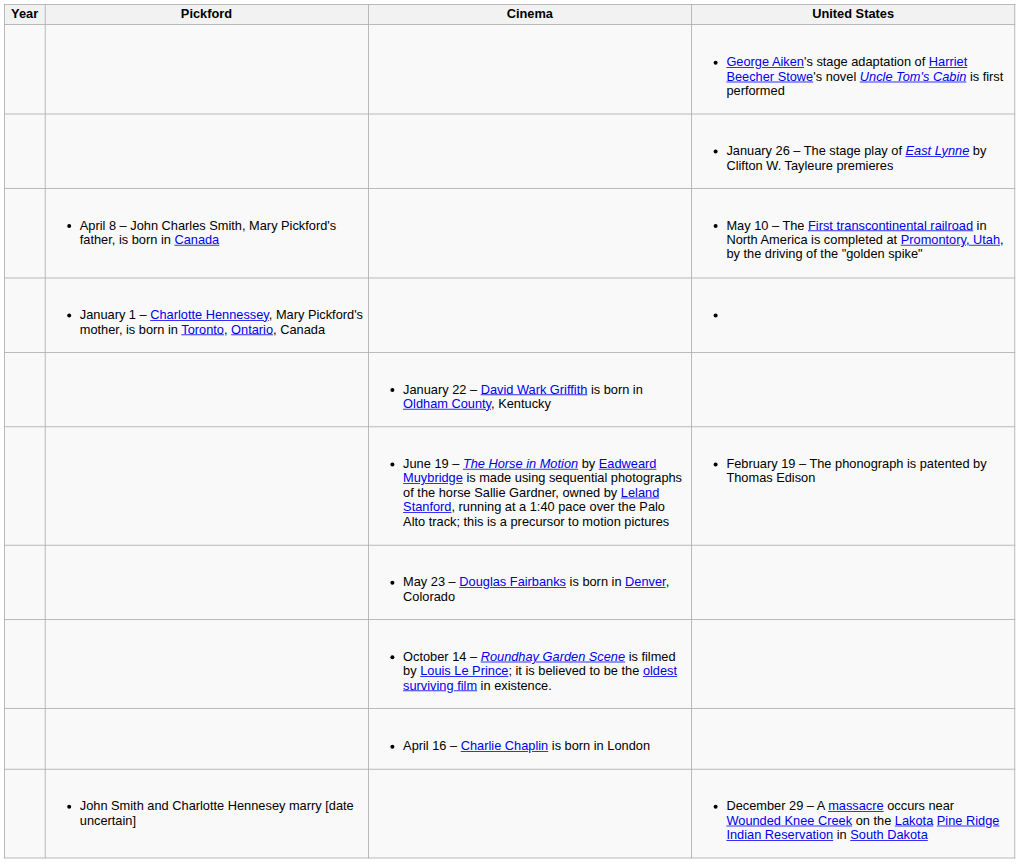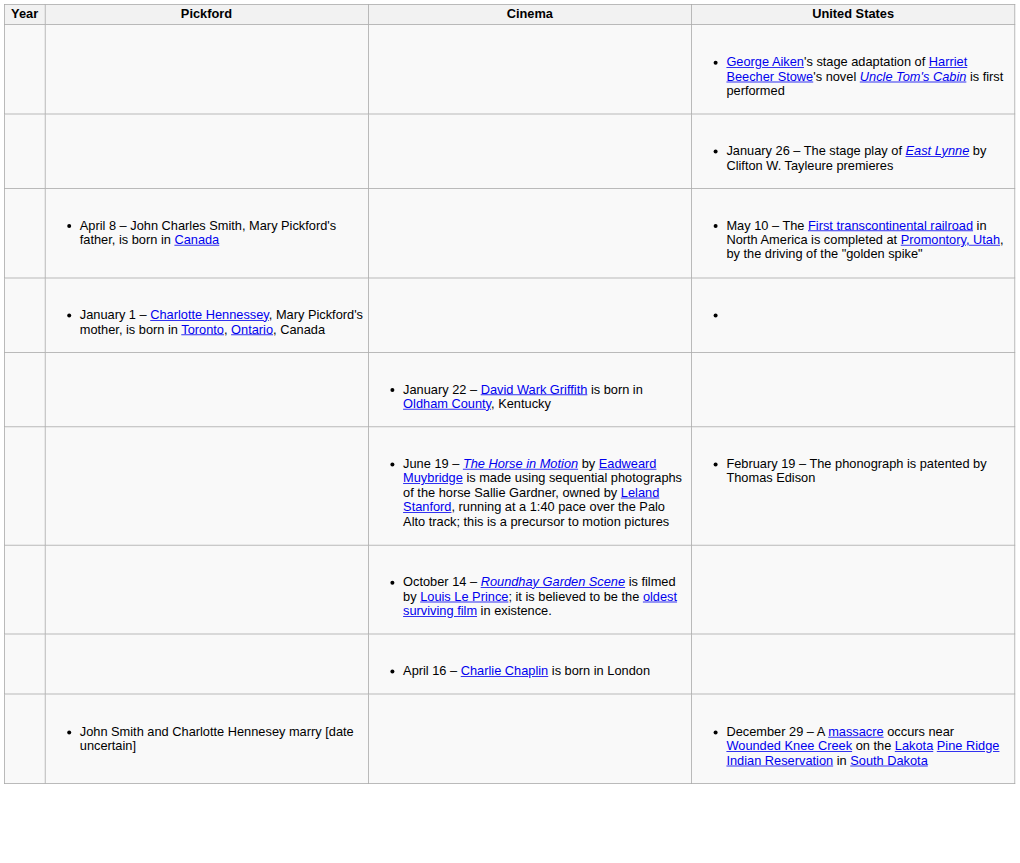- row: (530, 589)
